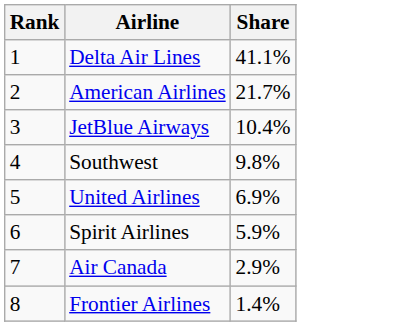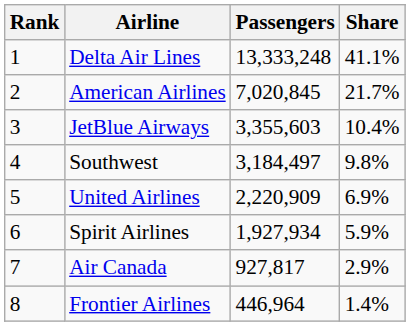+ column: (285, 22)
